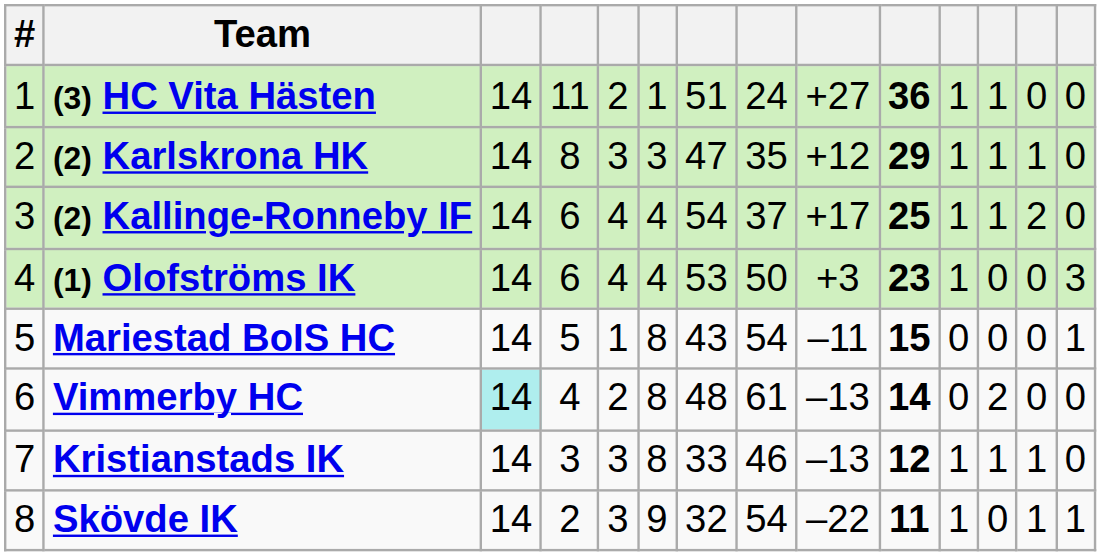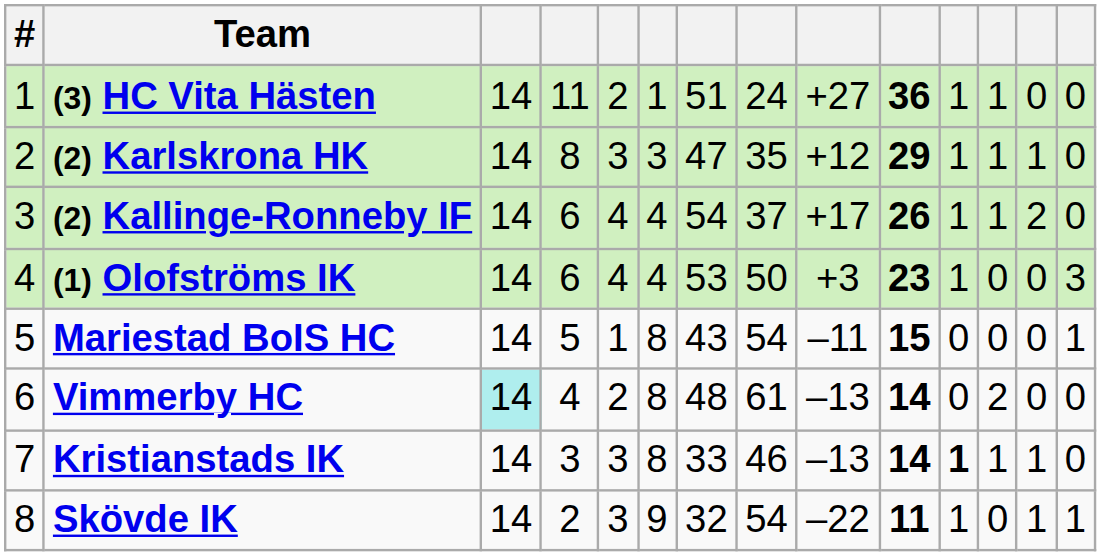(909, 216) 25 -> (909, 216) 26
(909, 459) 12 -> (909, 459) 14
(959, 459) normal -> (959, 459) bold
